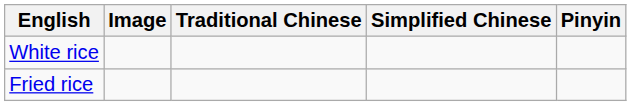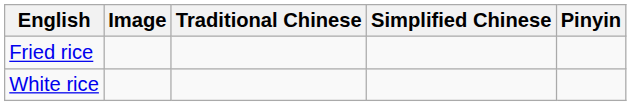rows swapped: (54, 52) <-> (51, 84)
